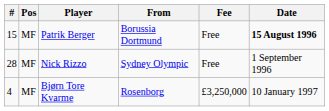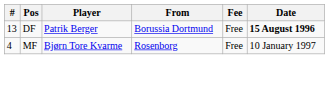(12, 35) 15 -> (12, 29) 13
(29, 35) MF -> (29, 29) DF
- row: (64, 63)
(224, 92) £3,250,000 -> (234, 46) Free
